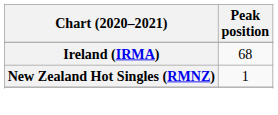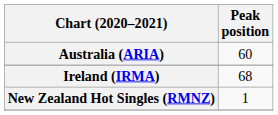+ row: (111, 53)
